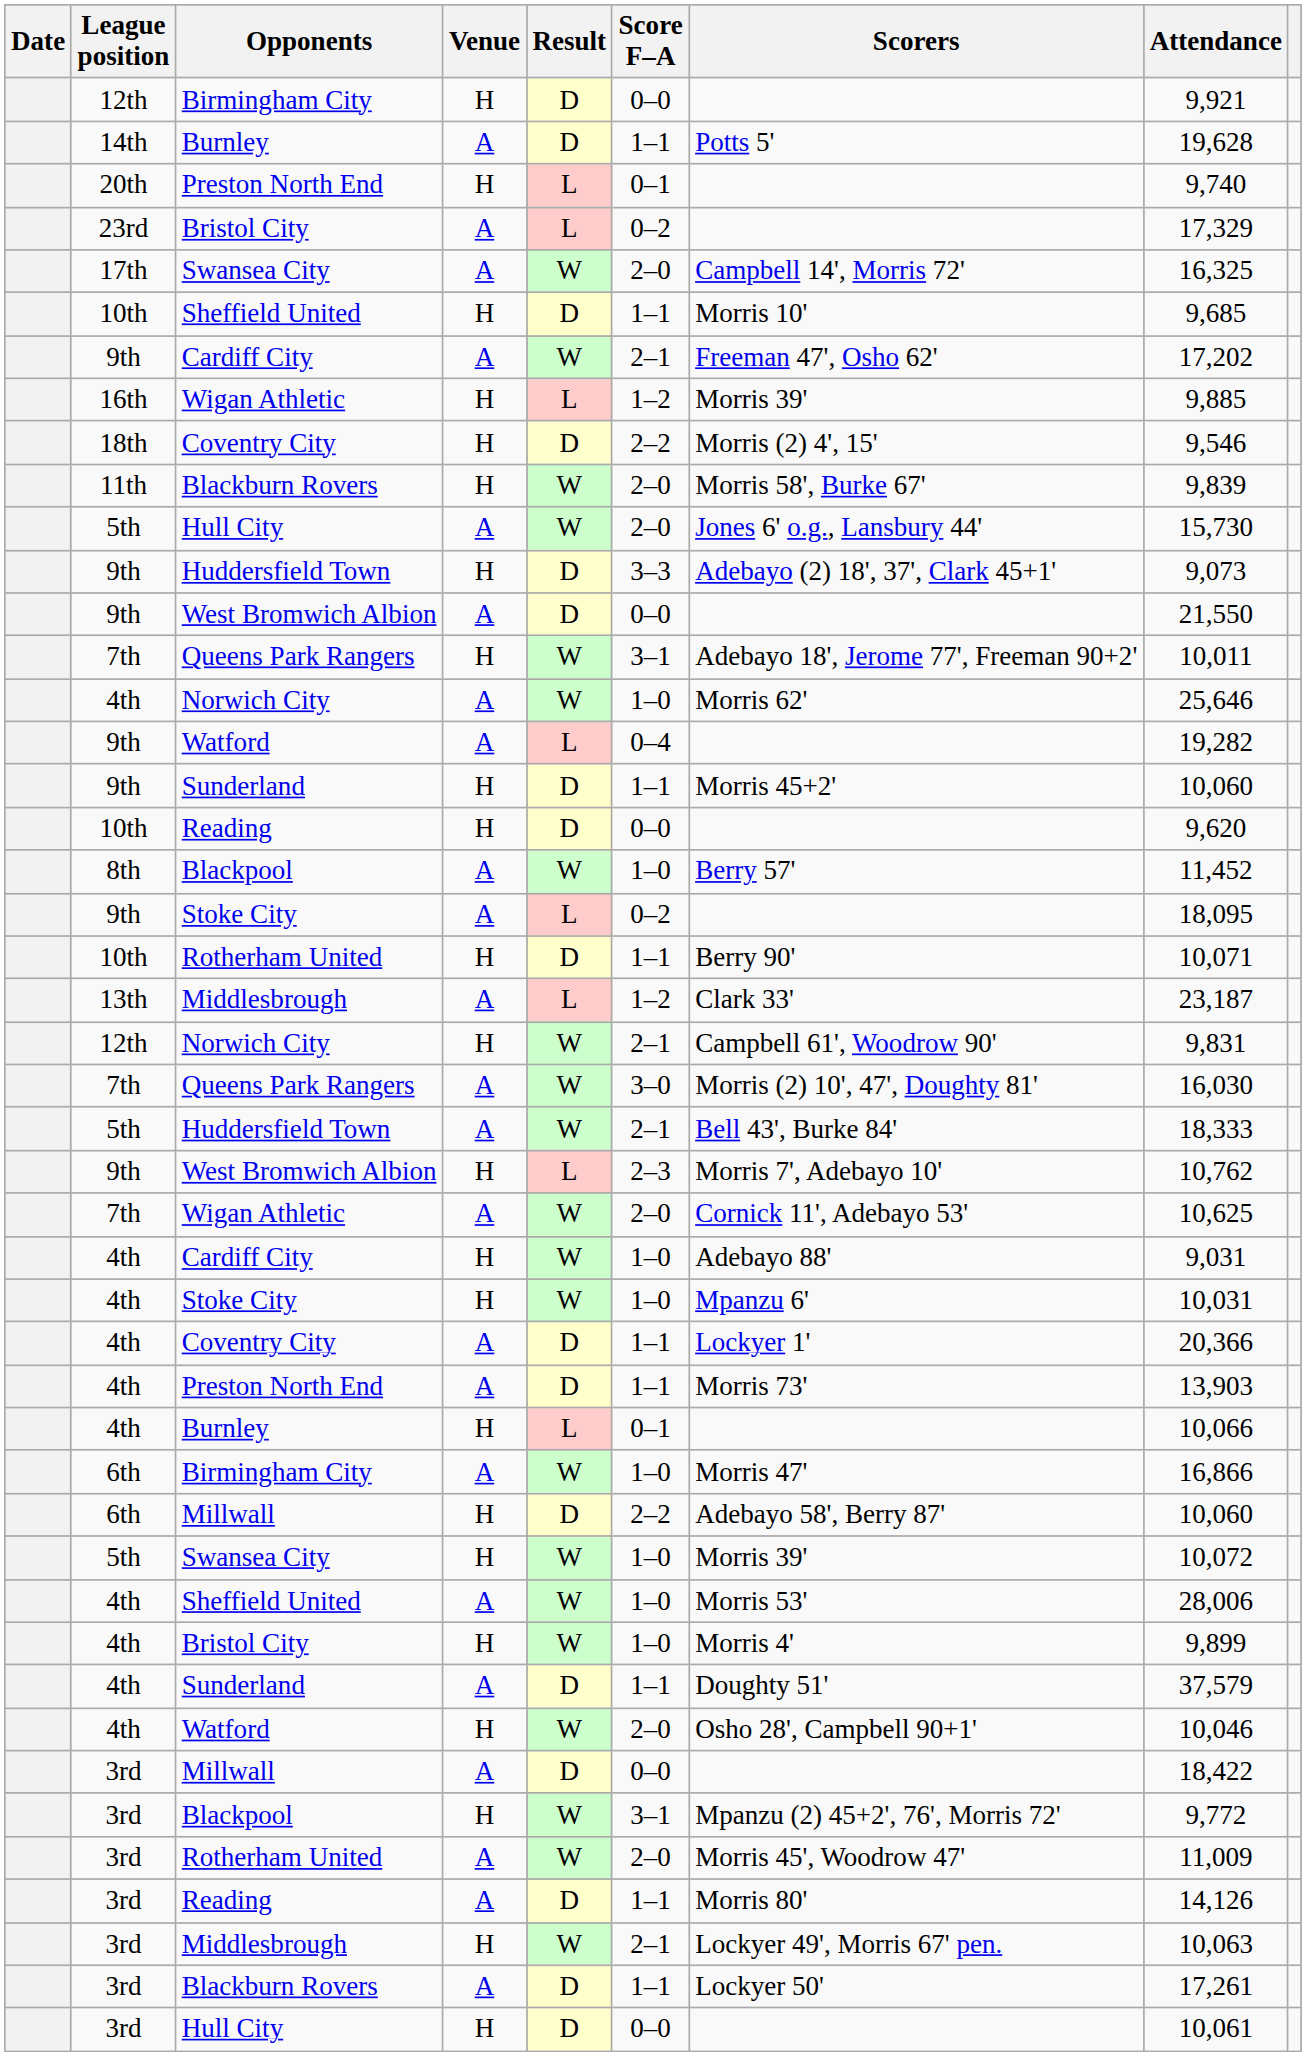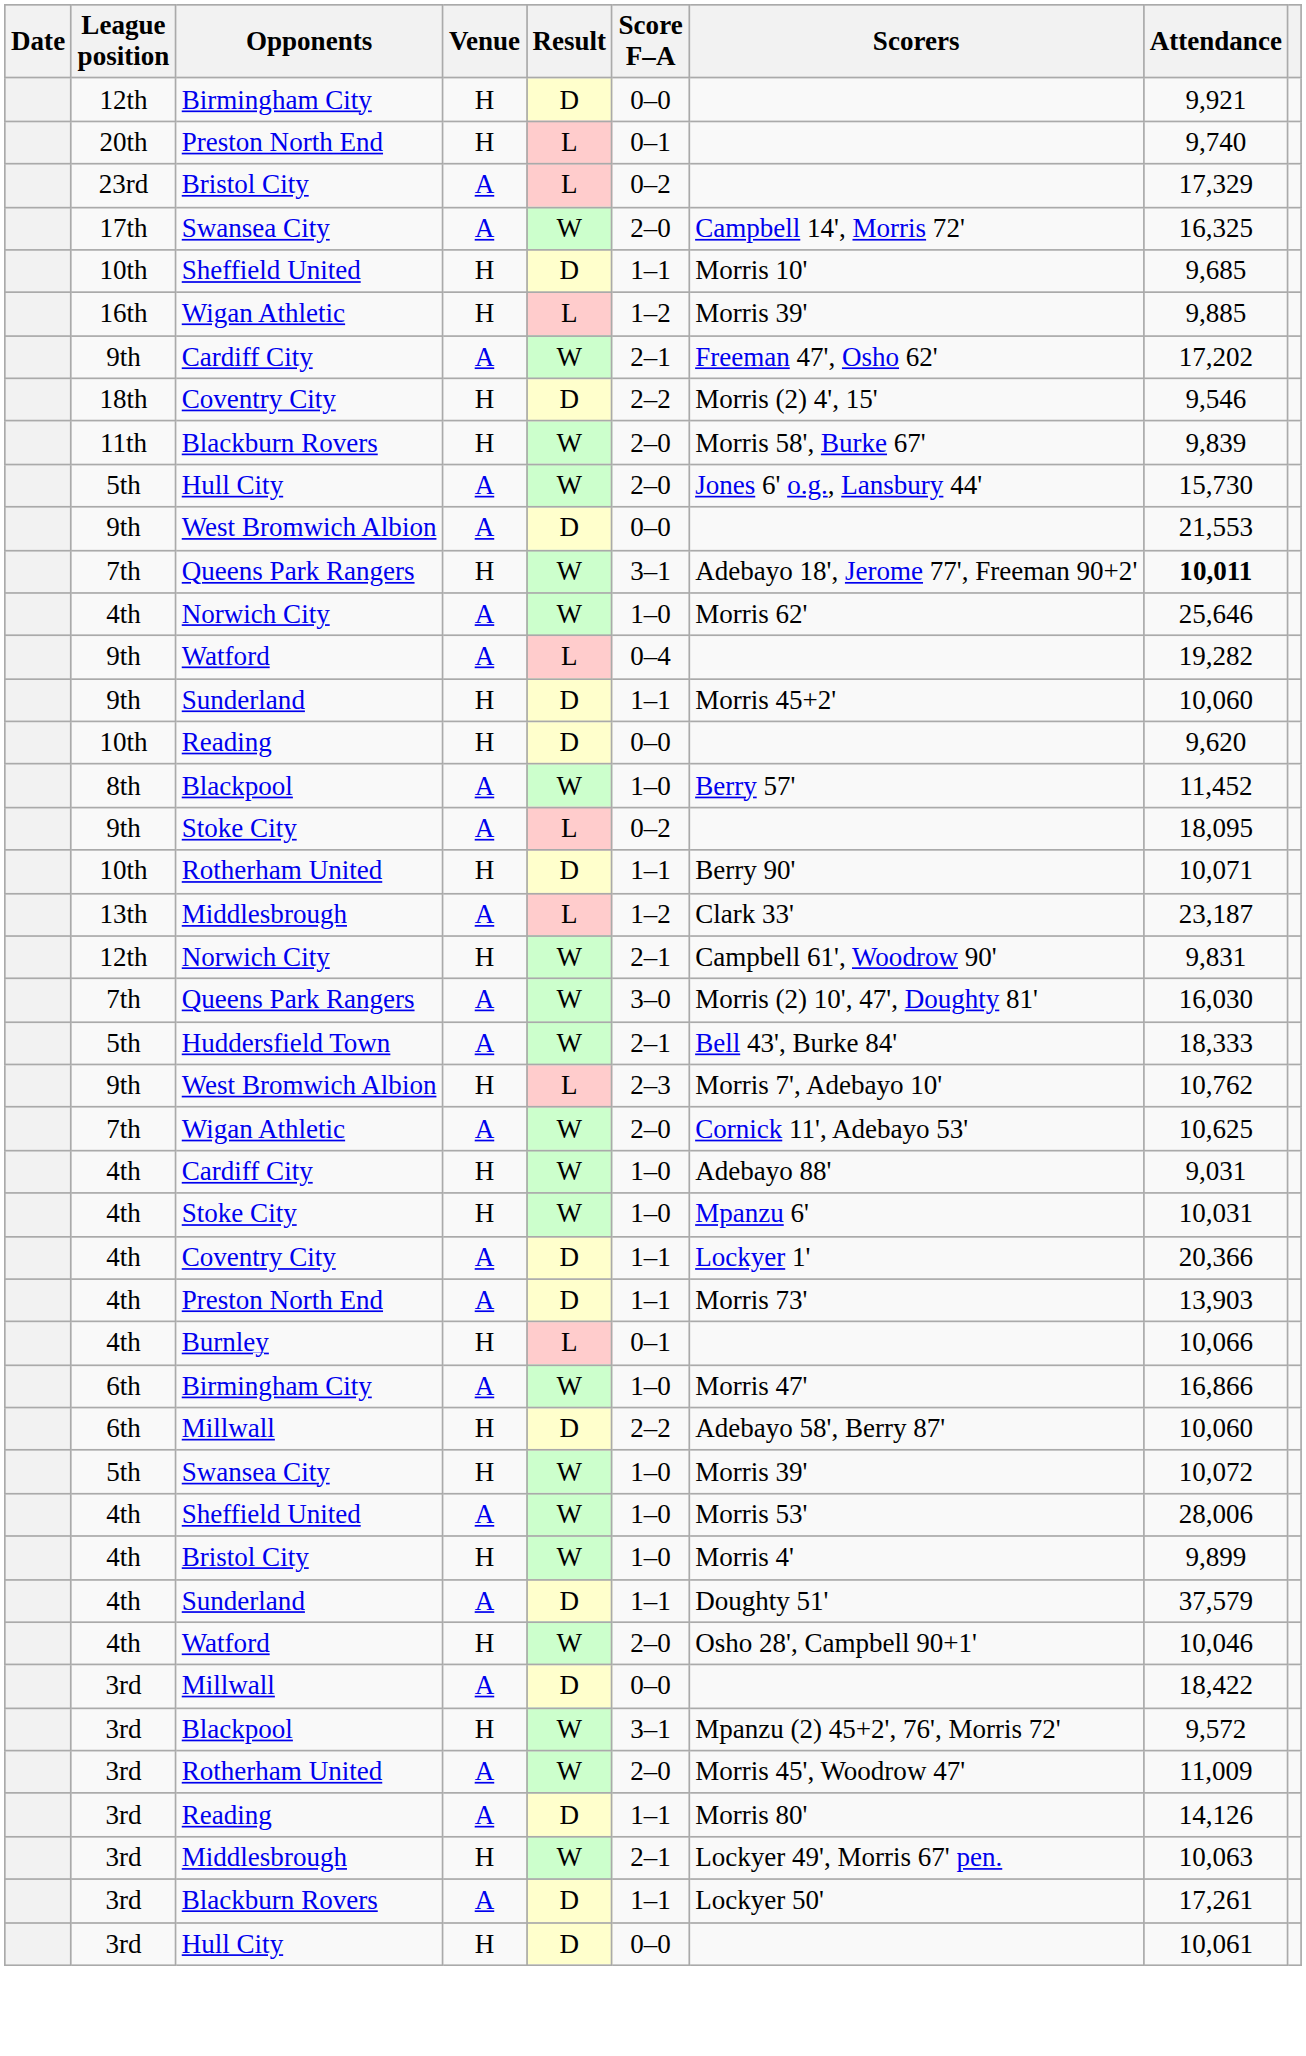- row: (225, 142)
rows swapped: (247, 356) <-> (263, 399)
- row: (286, 570)
(1216, 613) 21,550 -> (1216, 528) 21,553
(1216, 656) normal -> (1216, 570) bold
(1216, 1814) 9,772 -> (1216, 1728) 9,572
